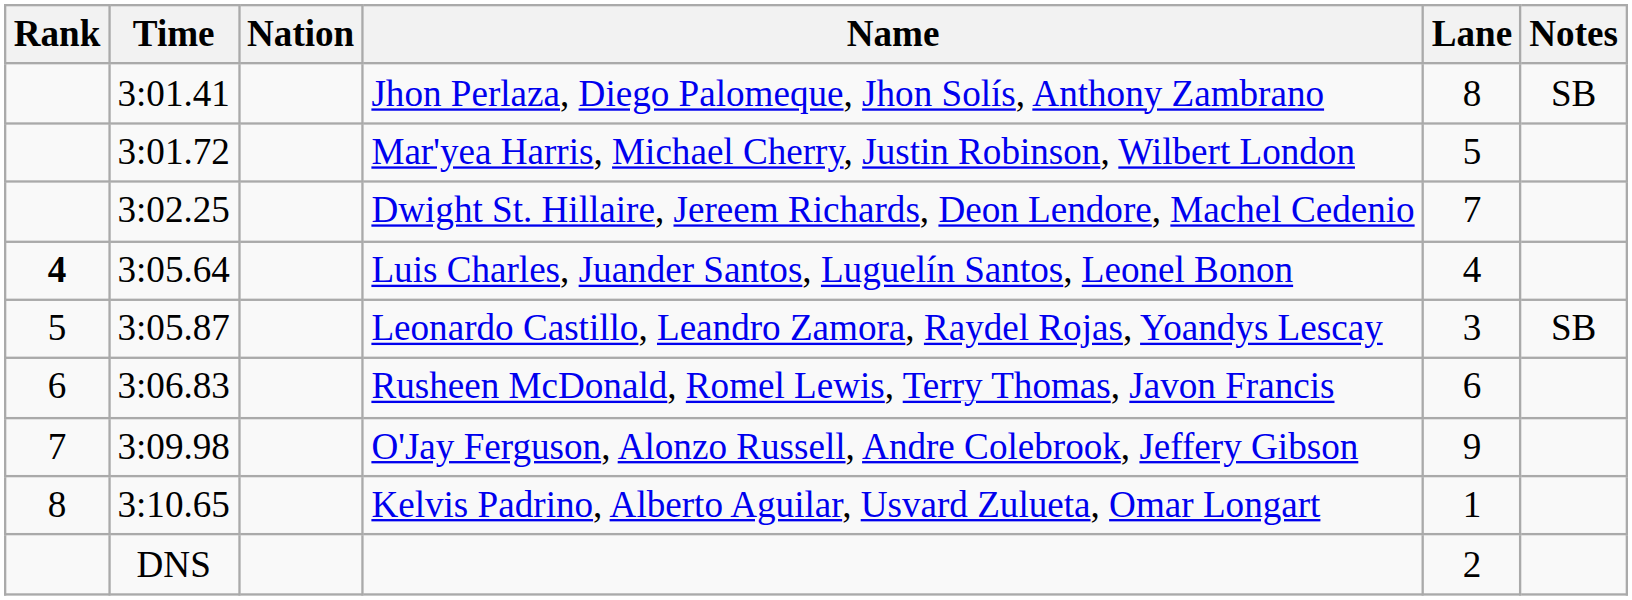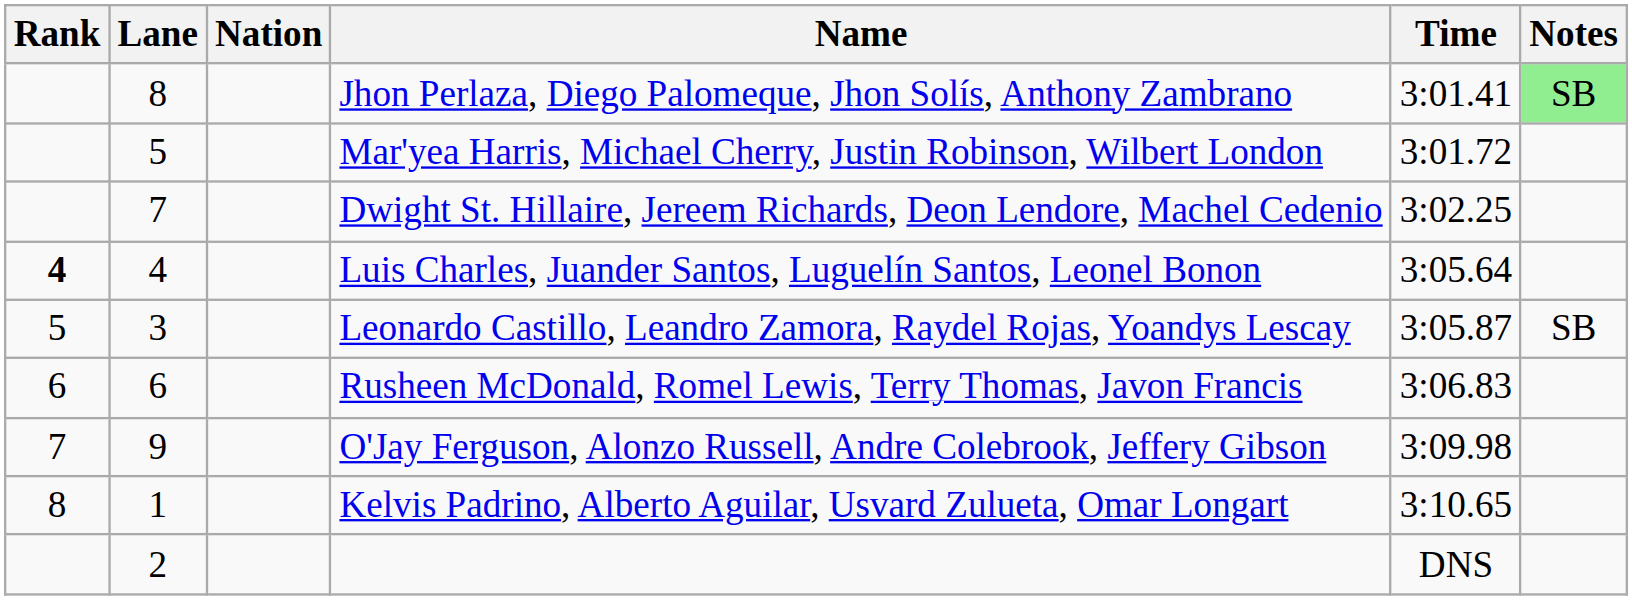columns swapped: (1472, 33) <-> (174, 33)
(1574, 92) no background -> (1574, 92) lightgreen background
